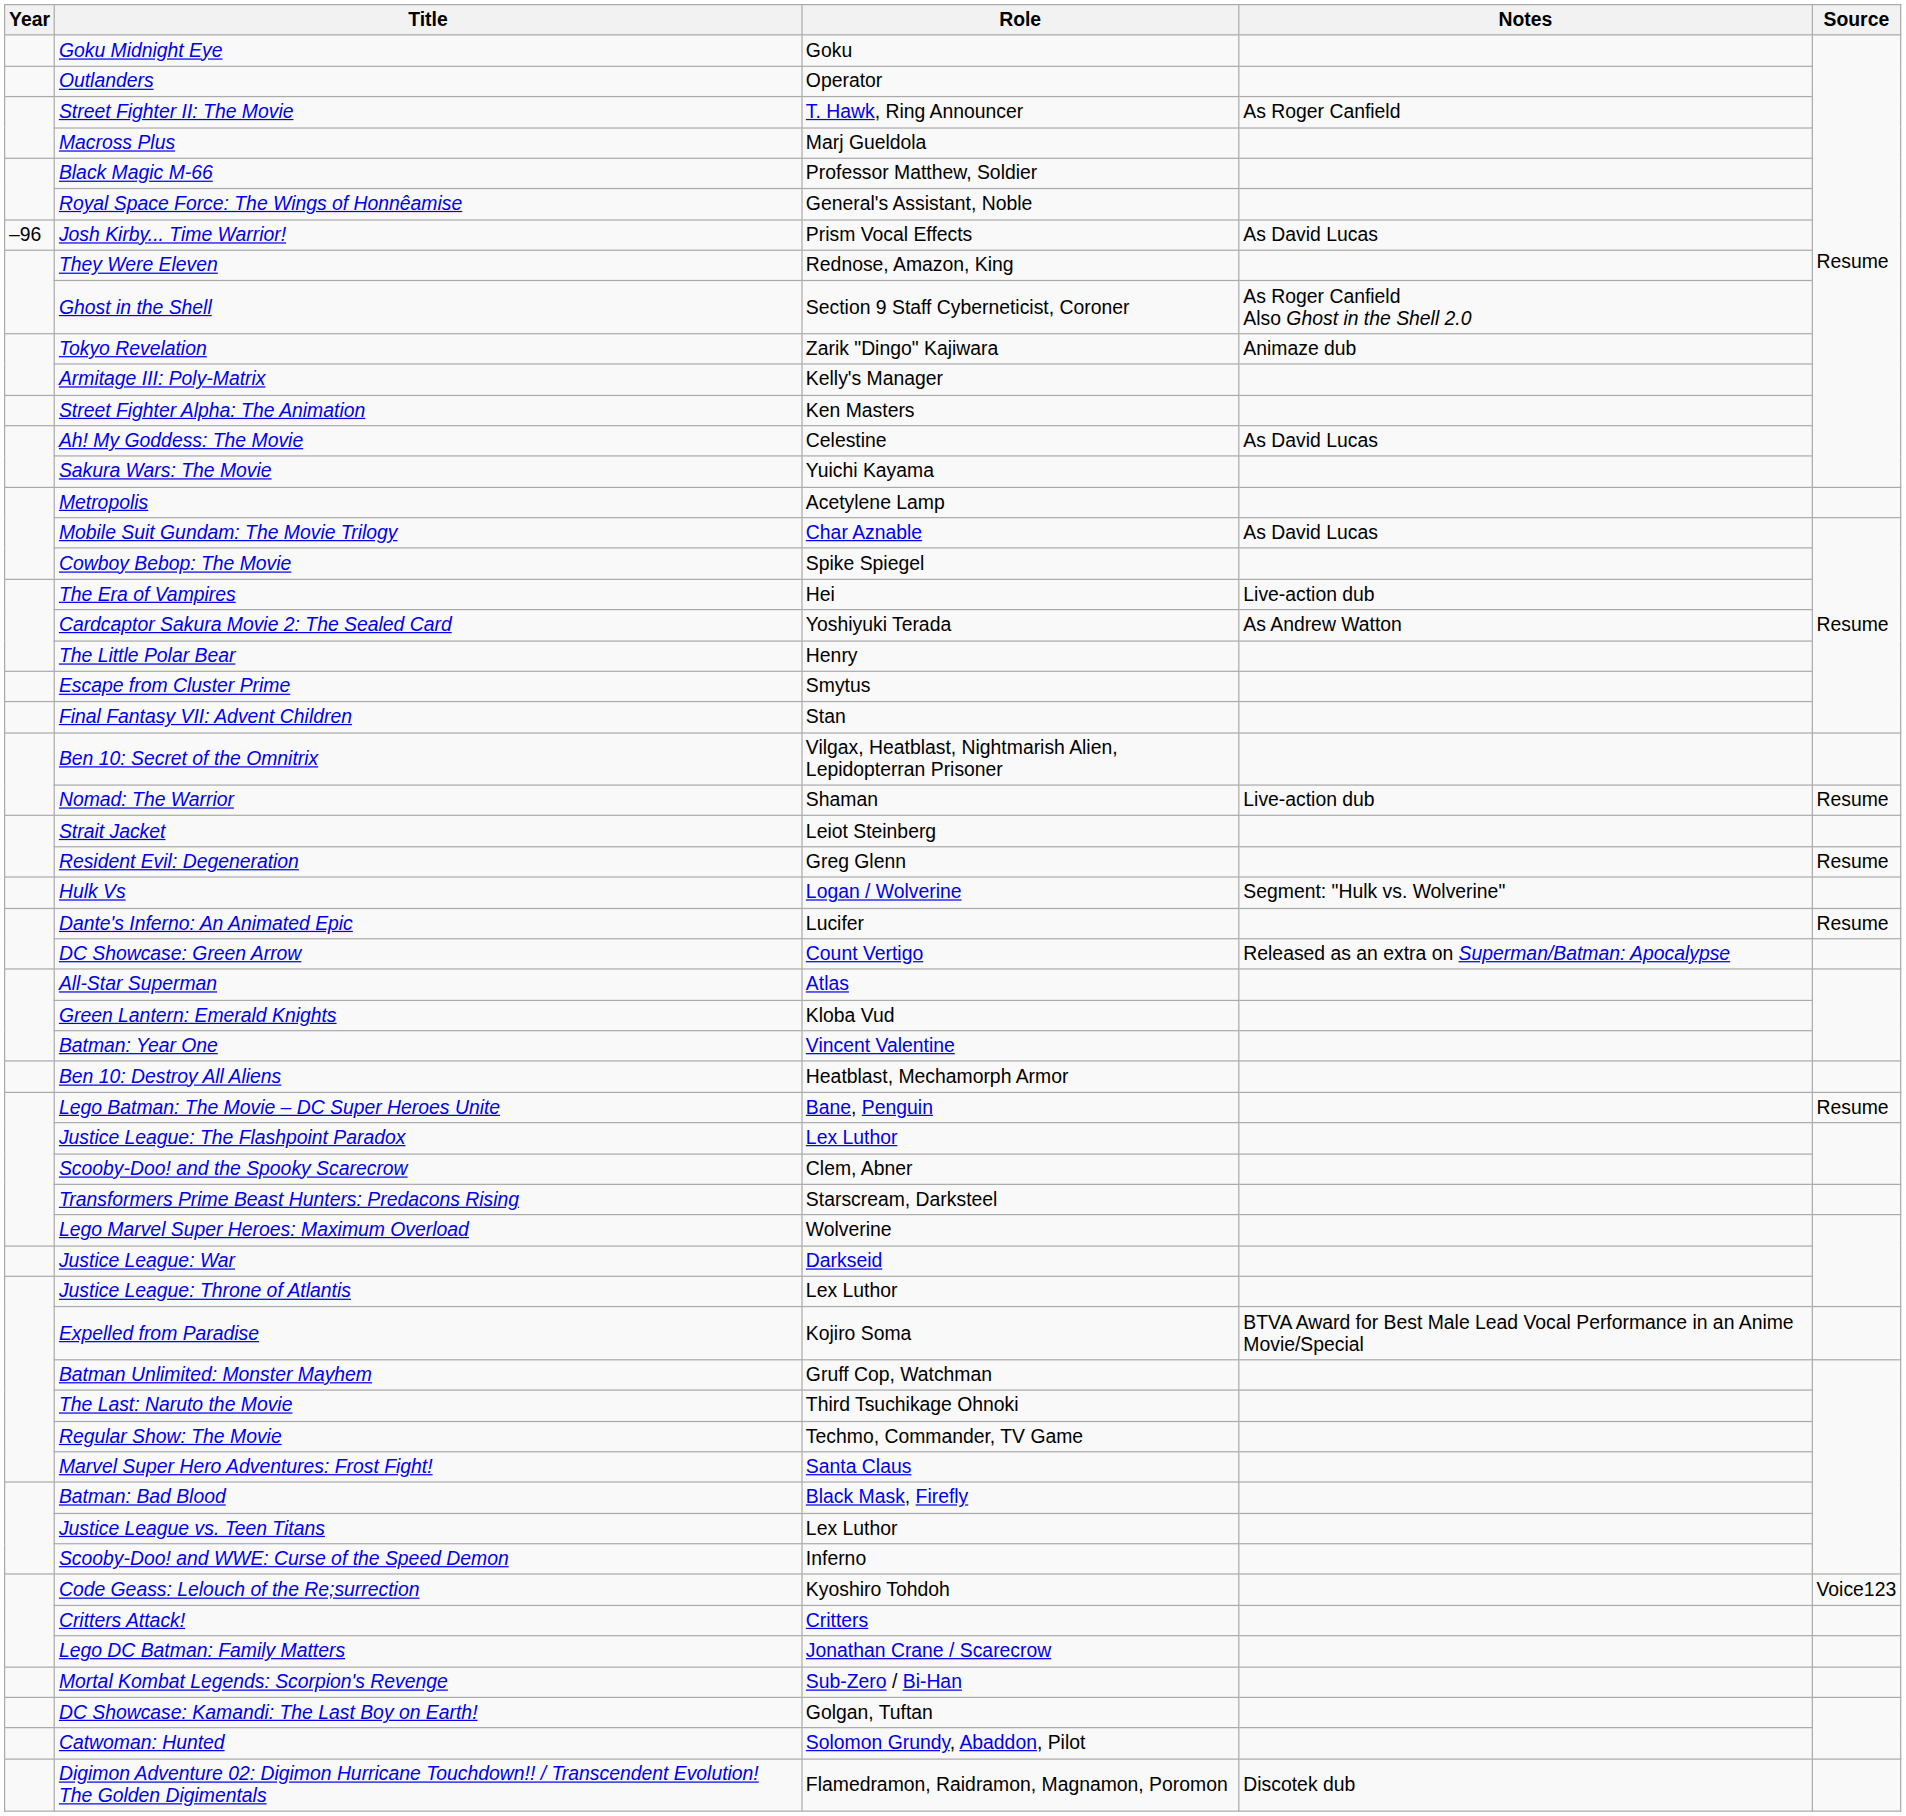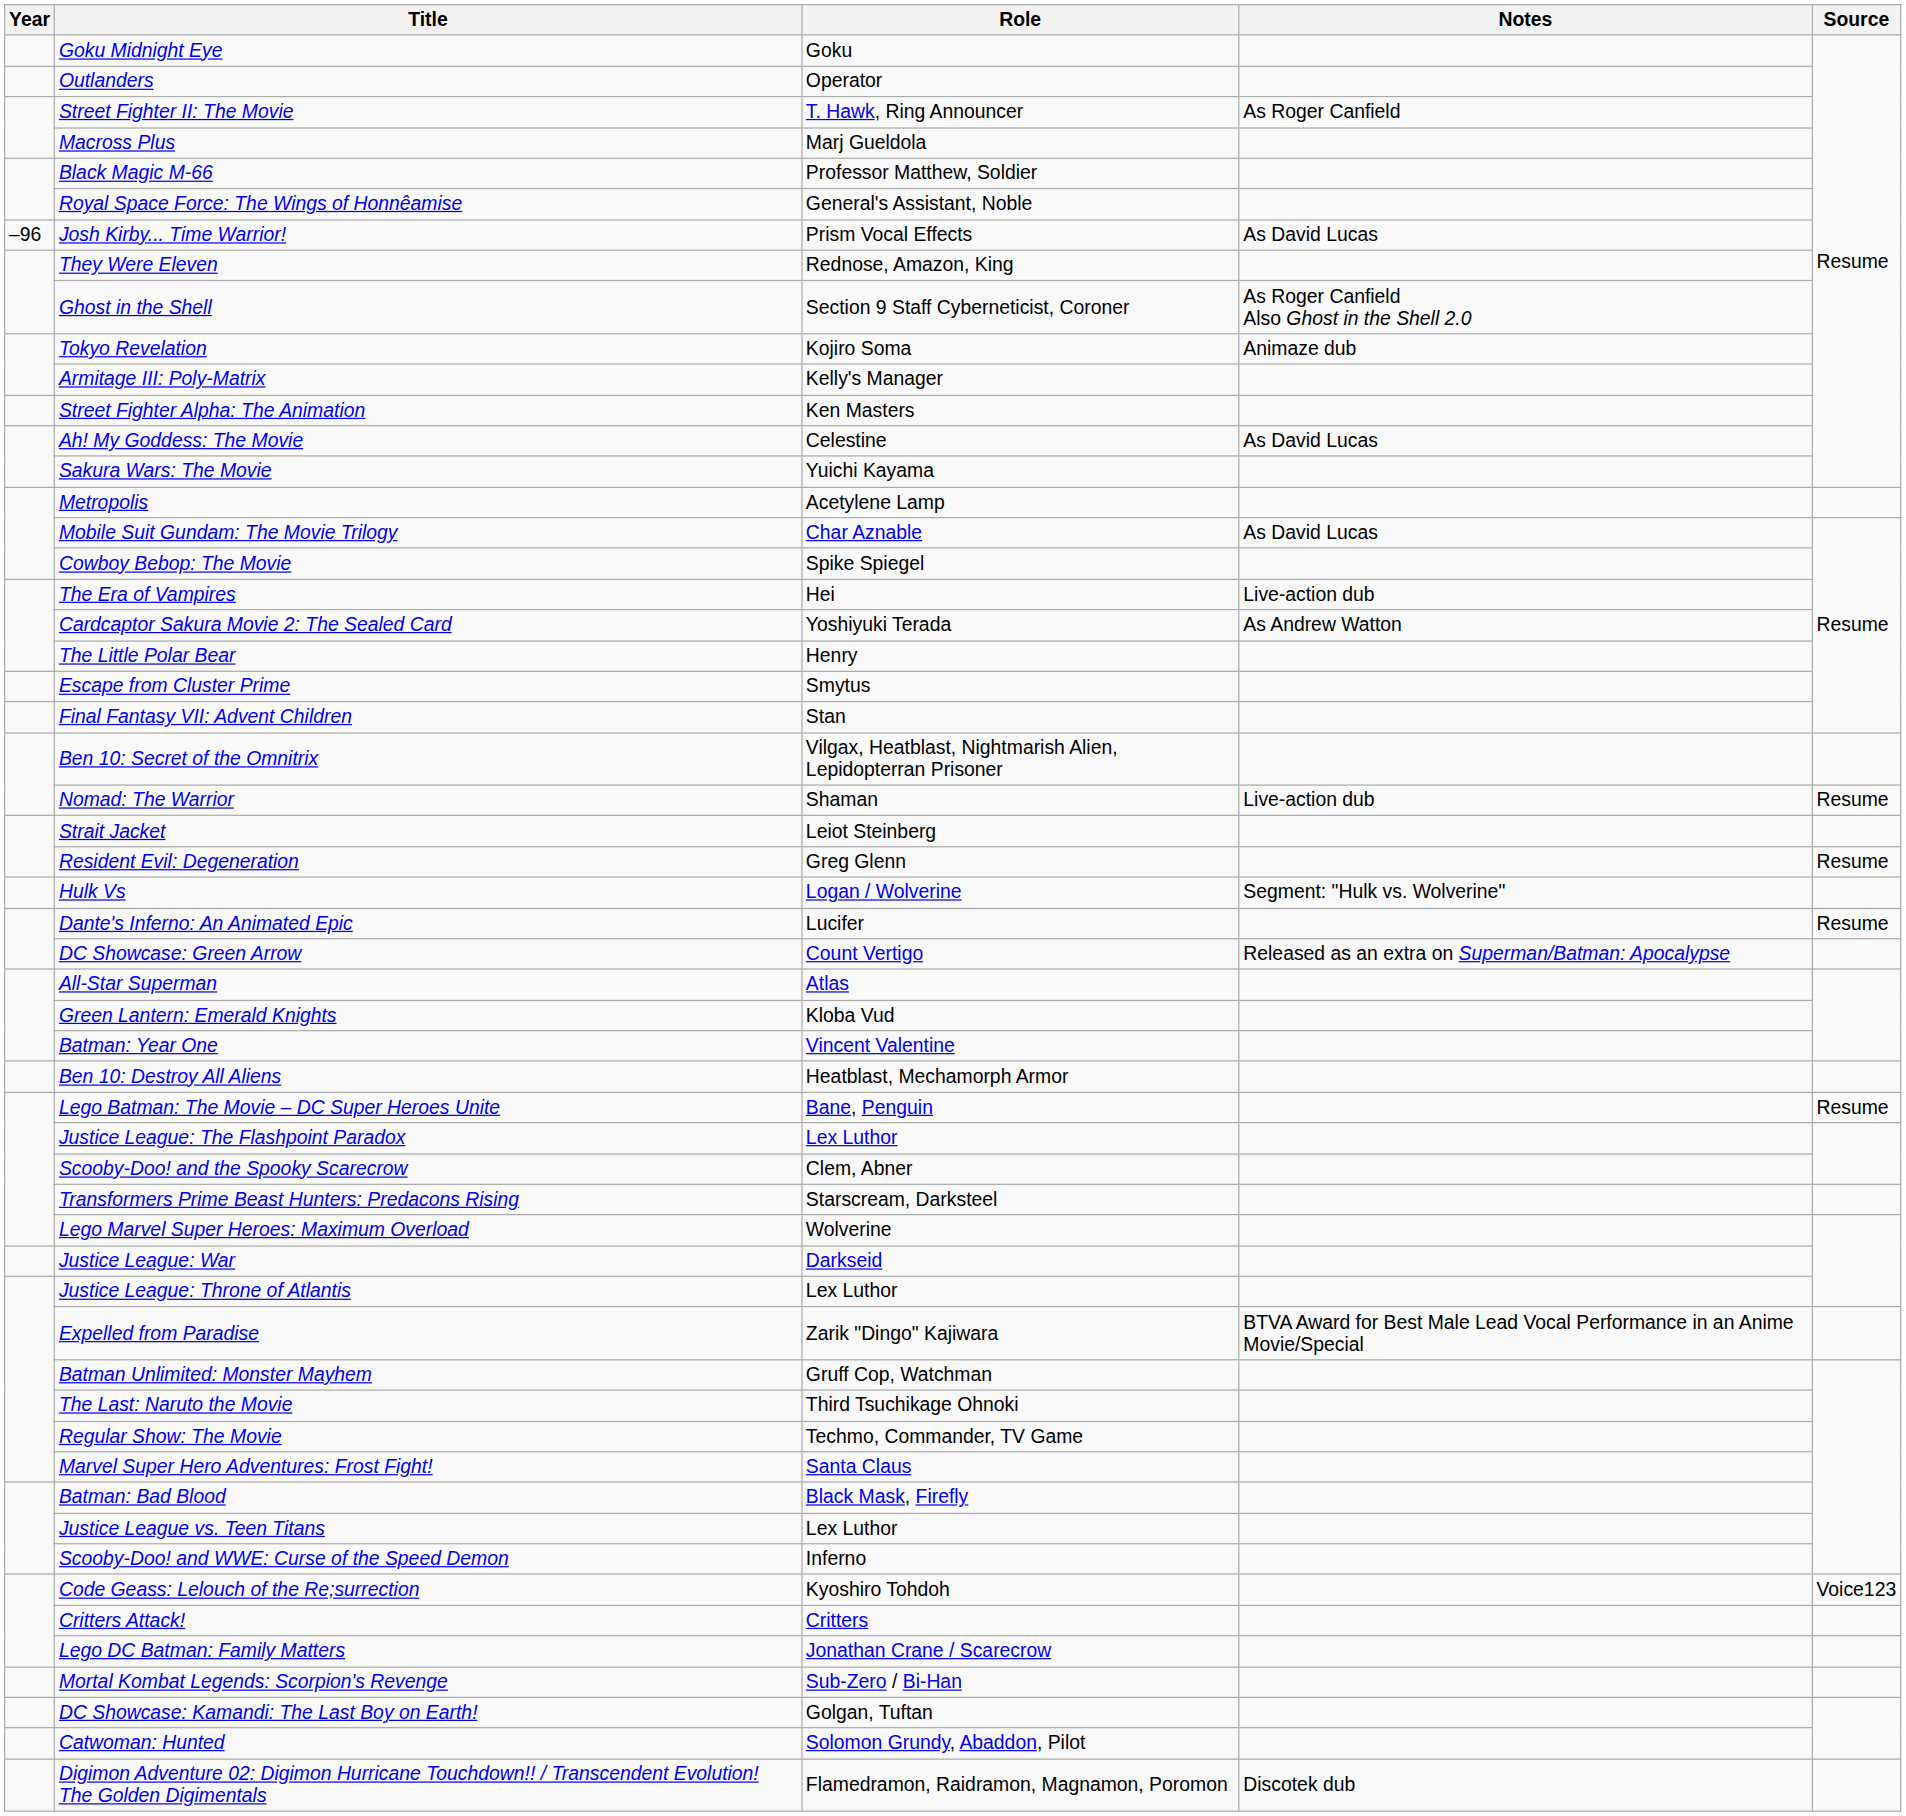(902, 348) Zarik "Dingo" Kajiwara -> (859, 348) Kojiro Soma
(859, 1333) Kojiro Soma -> (902, 1333) Zarik "Dingo" Kajiwara
